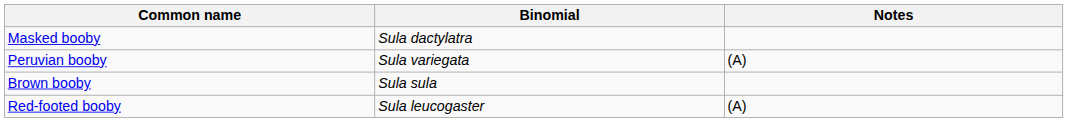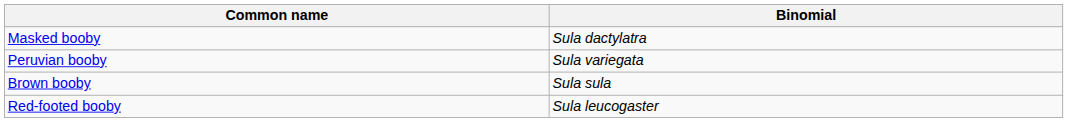- column: (894, 15)
